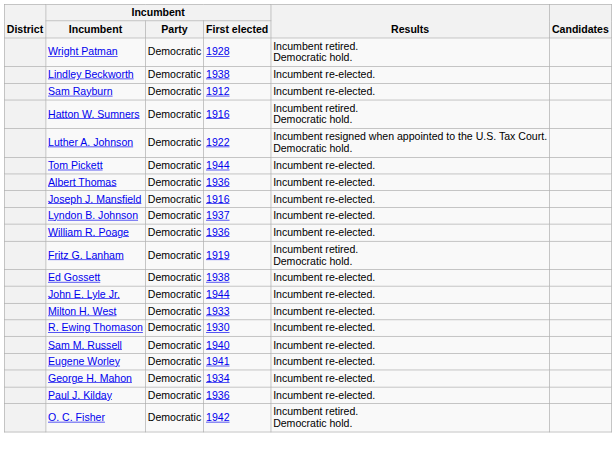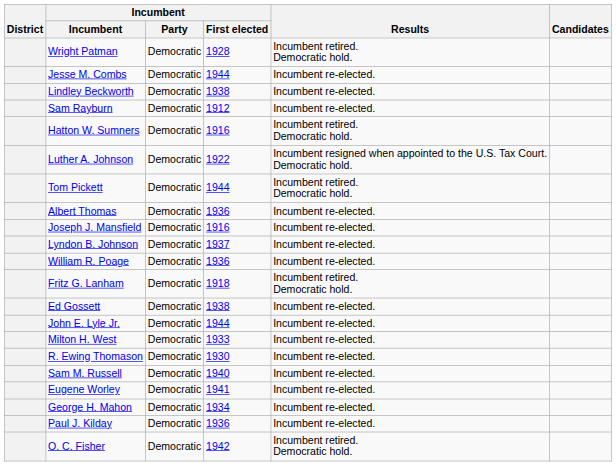+ row: (87, 74)
(324, 165) Incumbent re-elected. -> (316, 188) Incumbent retired. Democratic hold.
(218, 255) 1919 -> (218, 284) 1918
